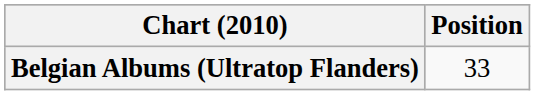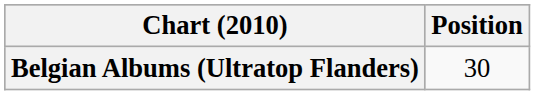(477, 67) 33 -> (477, 67) 30
